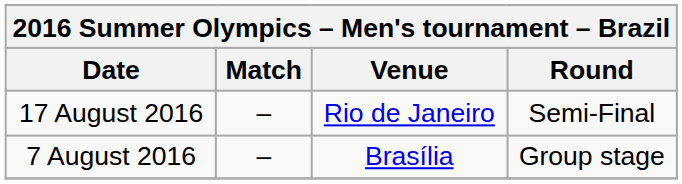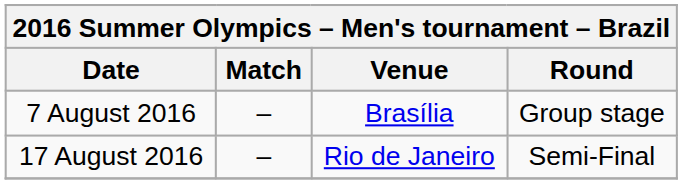rows swapped: (111, 156) <-> (111, 113)
